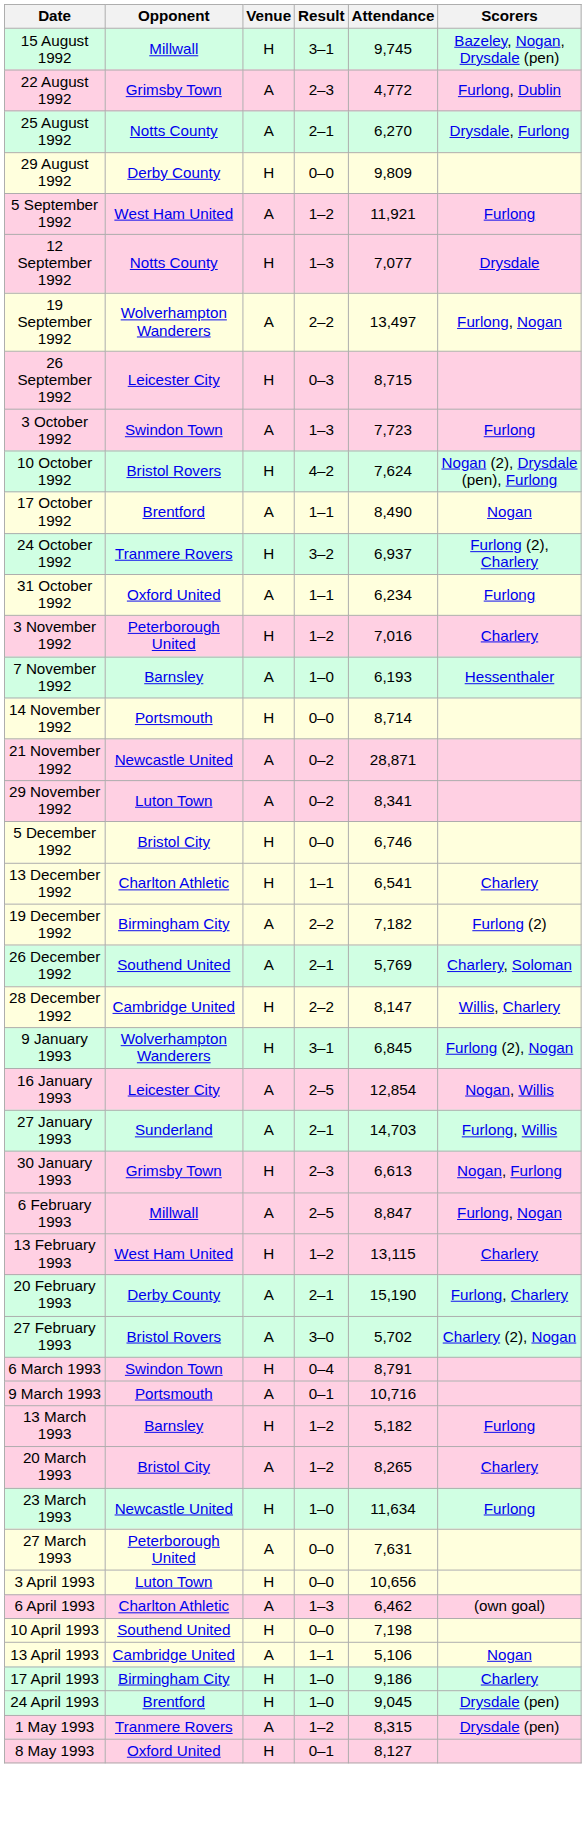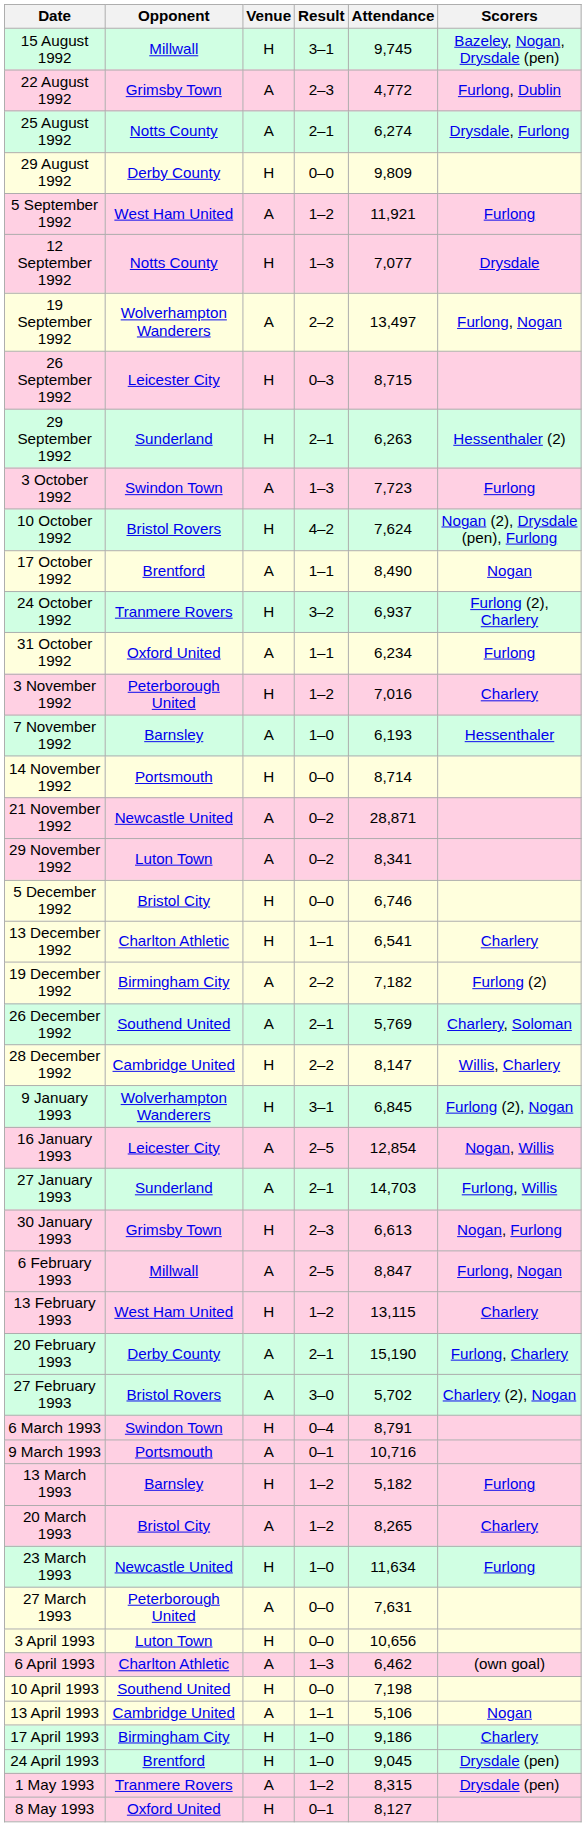(393, 131) 6,270 -> (393, 131) 6,274
+ row: (55, 438)
